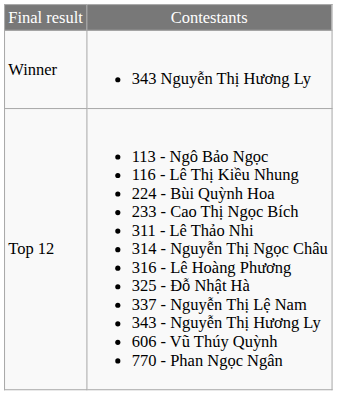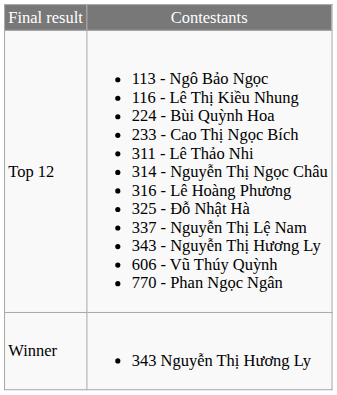rows swapped: (33, 69) <-> (31, 249)
